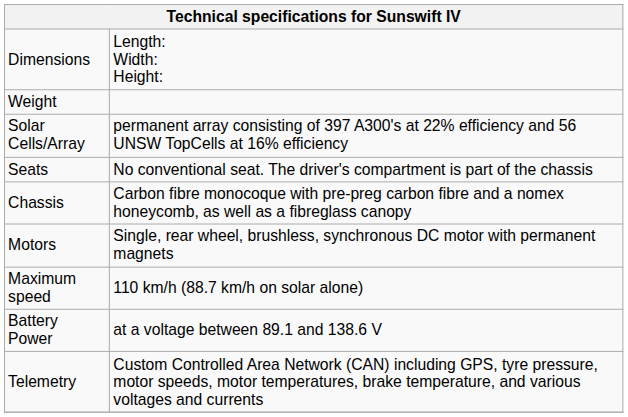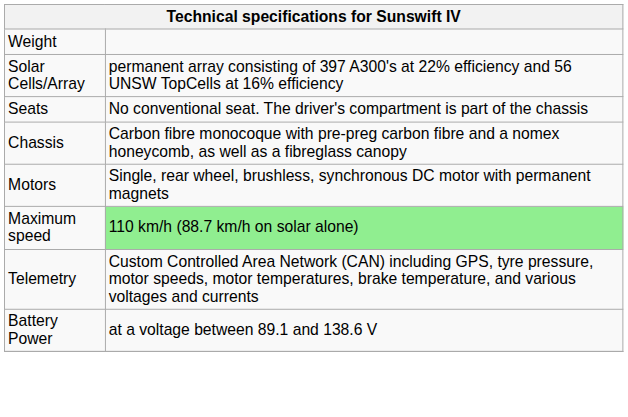- row: (49, 59)
(238, 288) no background -> (234, 227) lightgreen background
rows swapped: (33, 330) <-> (42, 381)
